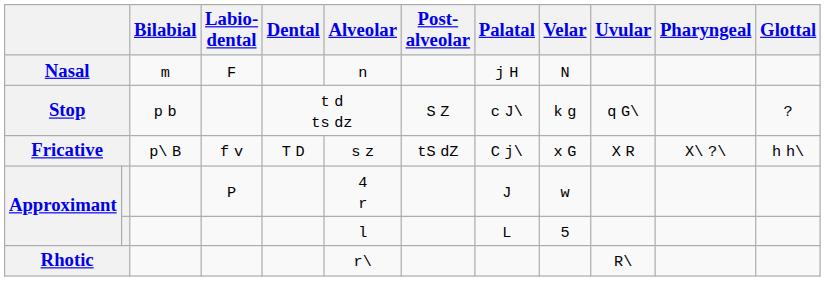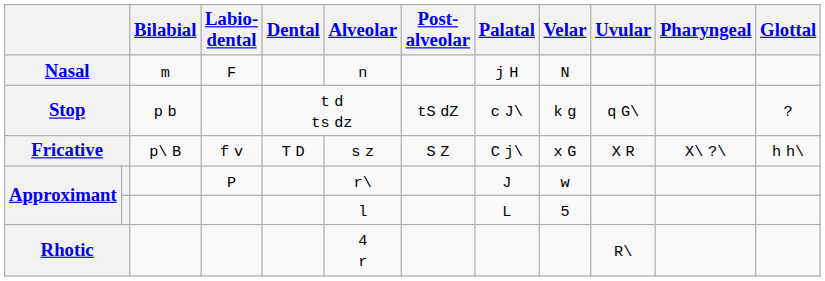(438, 110) S Z -> (438, 110) tS dZ
(438, 151) tS dZ -> (438, 151) S Z
(363, 193) 4 r -> (363, 182) r\
(363, 262) r\ -> (363, 252) 4 r
